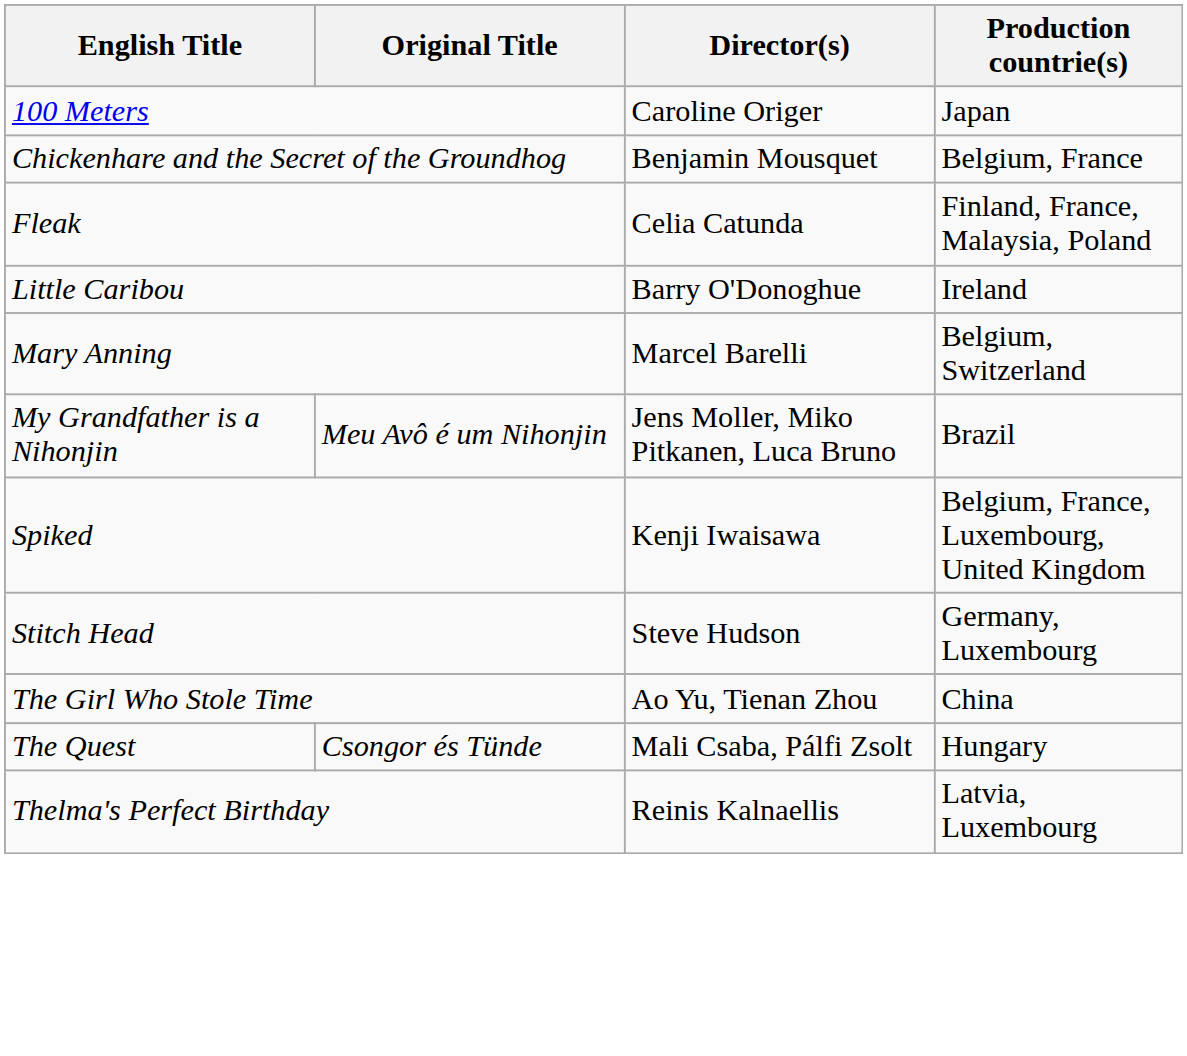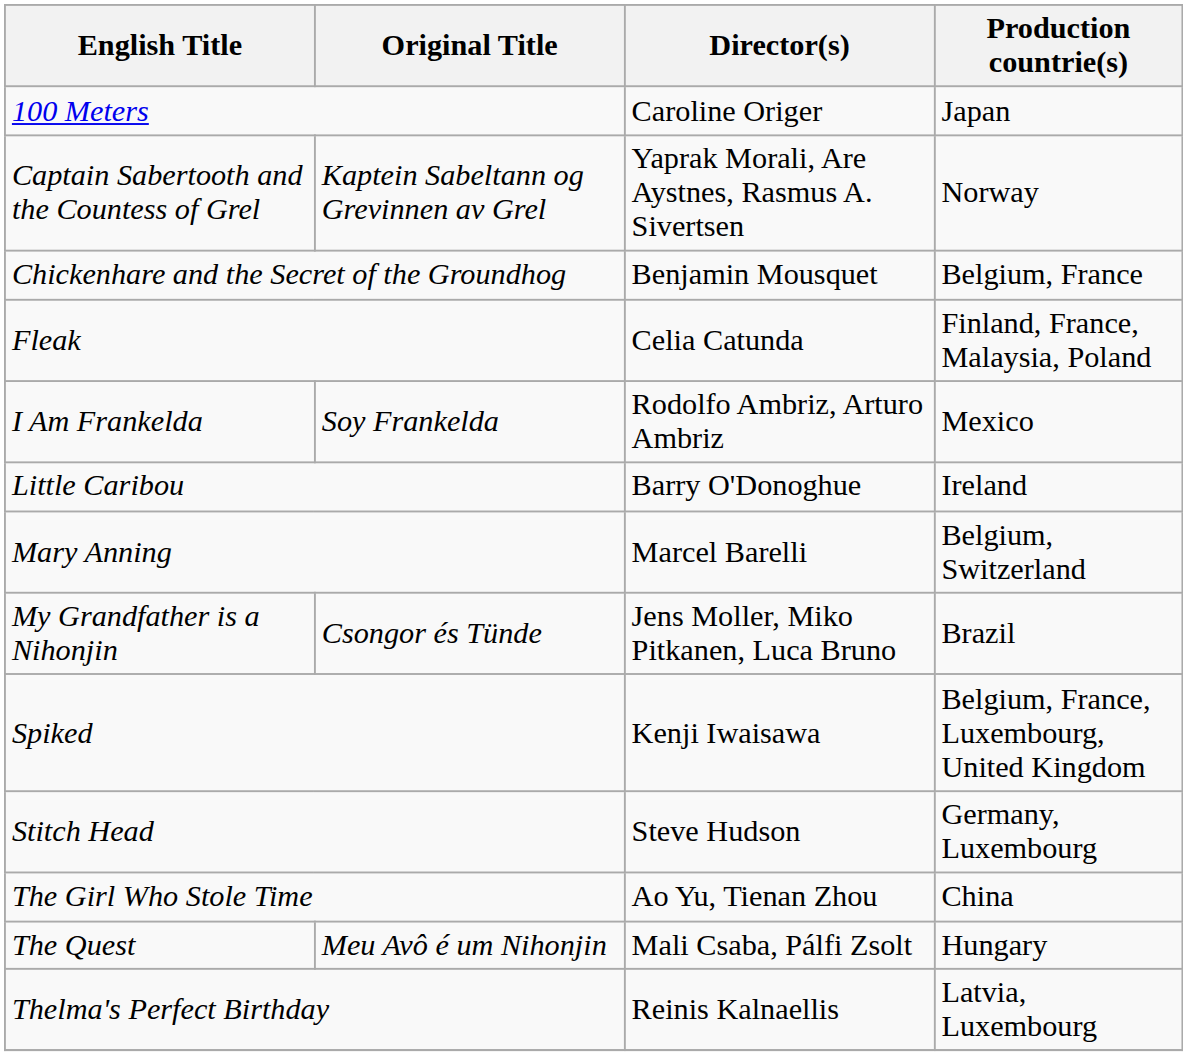+ row: (157, 192)
+ row: (107, 421)
(464, 435) Meu Avô é um Nihonjin -> (432, 633) Csongor és Tünde
(432, 746) Csongor és Tünde -> (464, 944) Meu Avô é um Nihonjin
